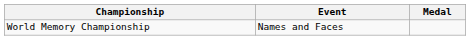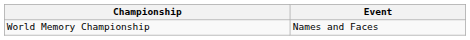- column: (437, 12)
